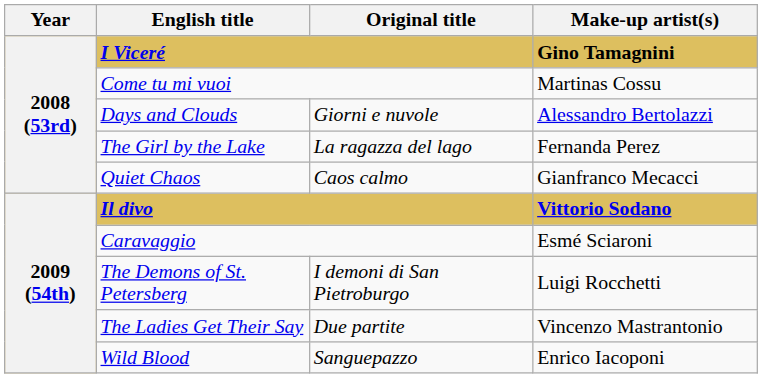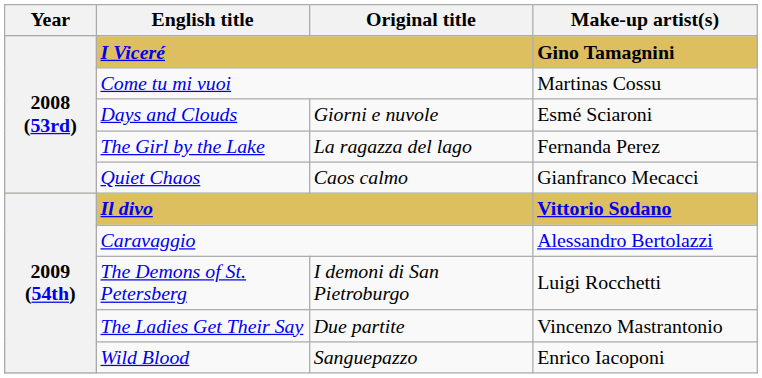(625, 114) Alessandro Bertolazzi -> (595, 114) Esmé Sciaroni
(595, 240) Esmé Sciaroni -> (625, 240) Alessandro Bertolazzi
